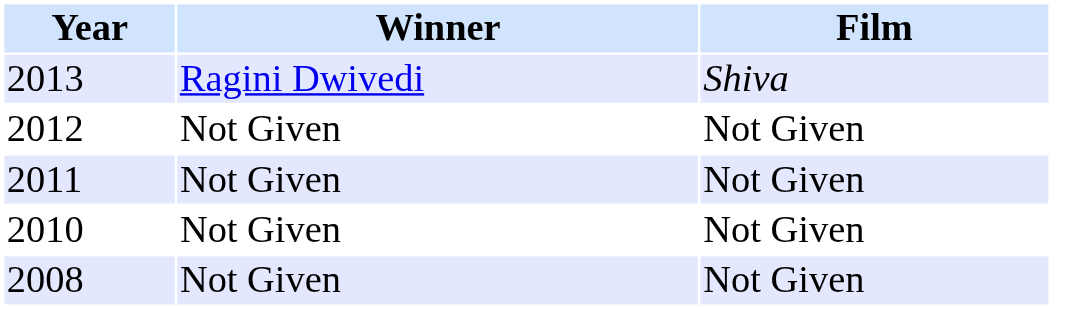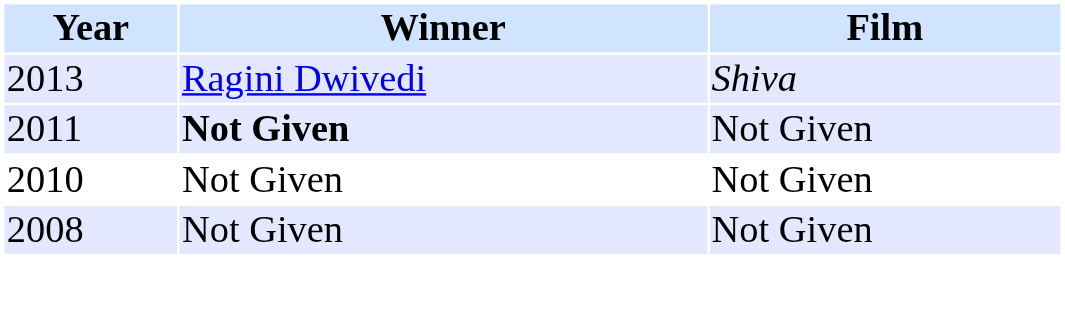- row: (45, 128)
(260, 178) normal -> (266, 128) bold
